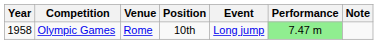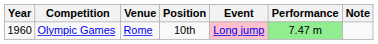(20, 31) 1958 -> (20, 31) 1960
(239, 31) no background -> (239, 31) pink background
